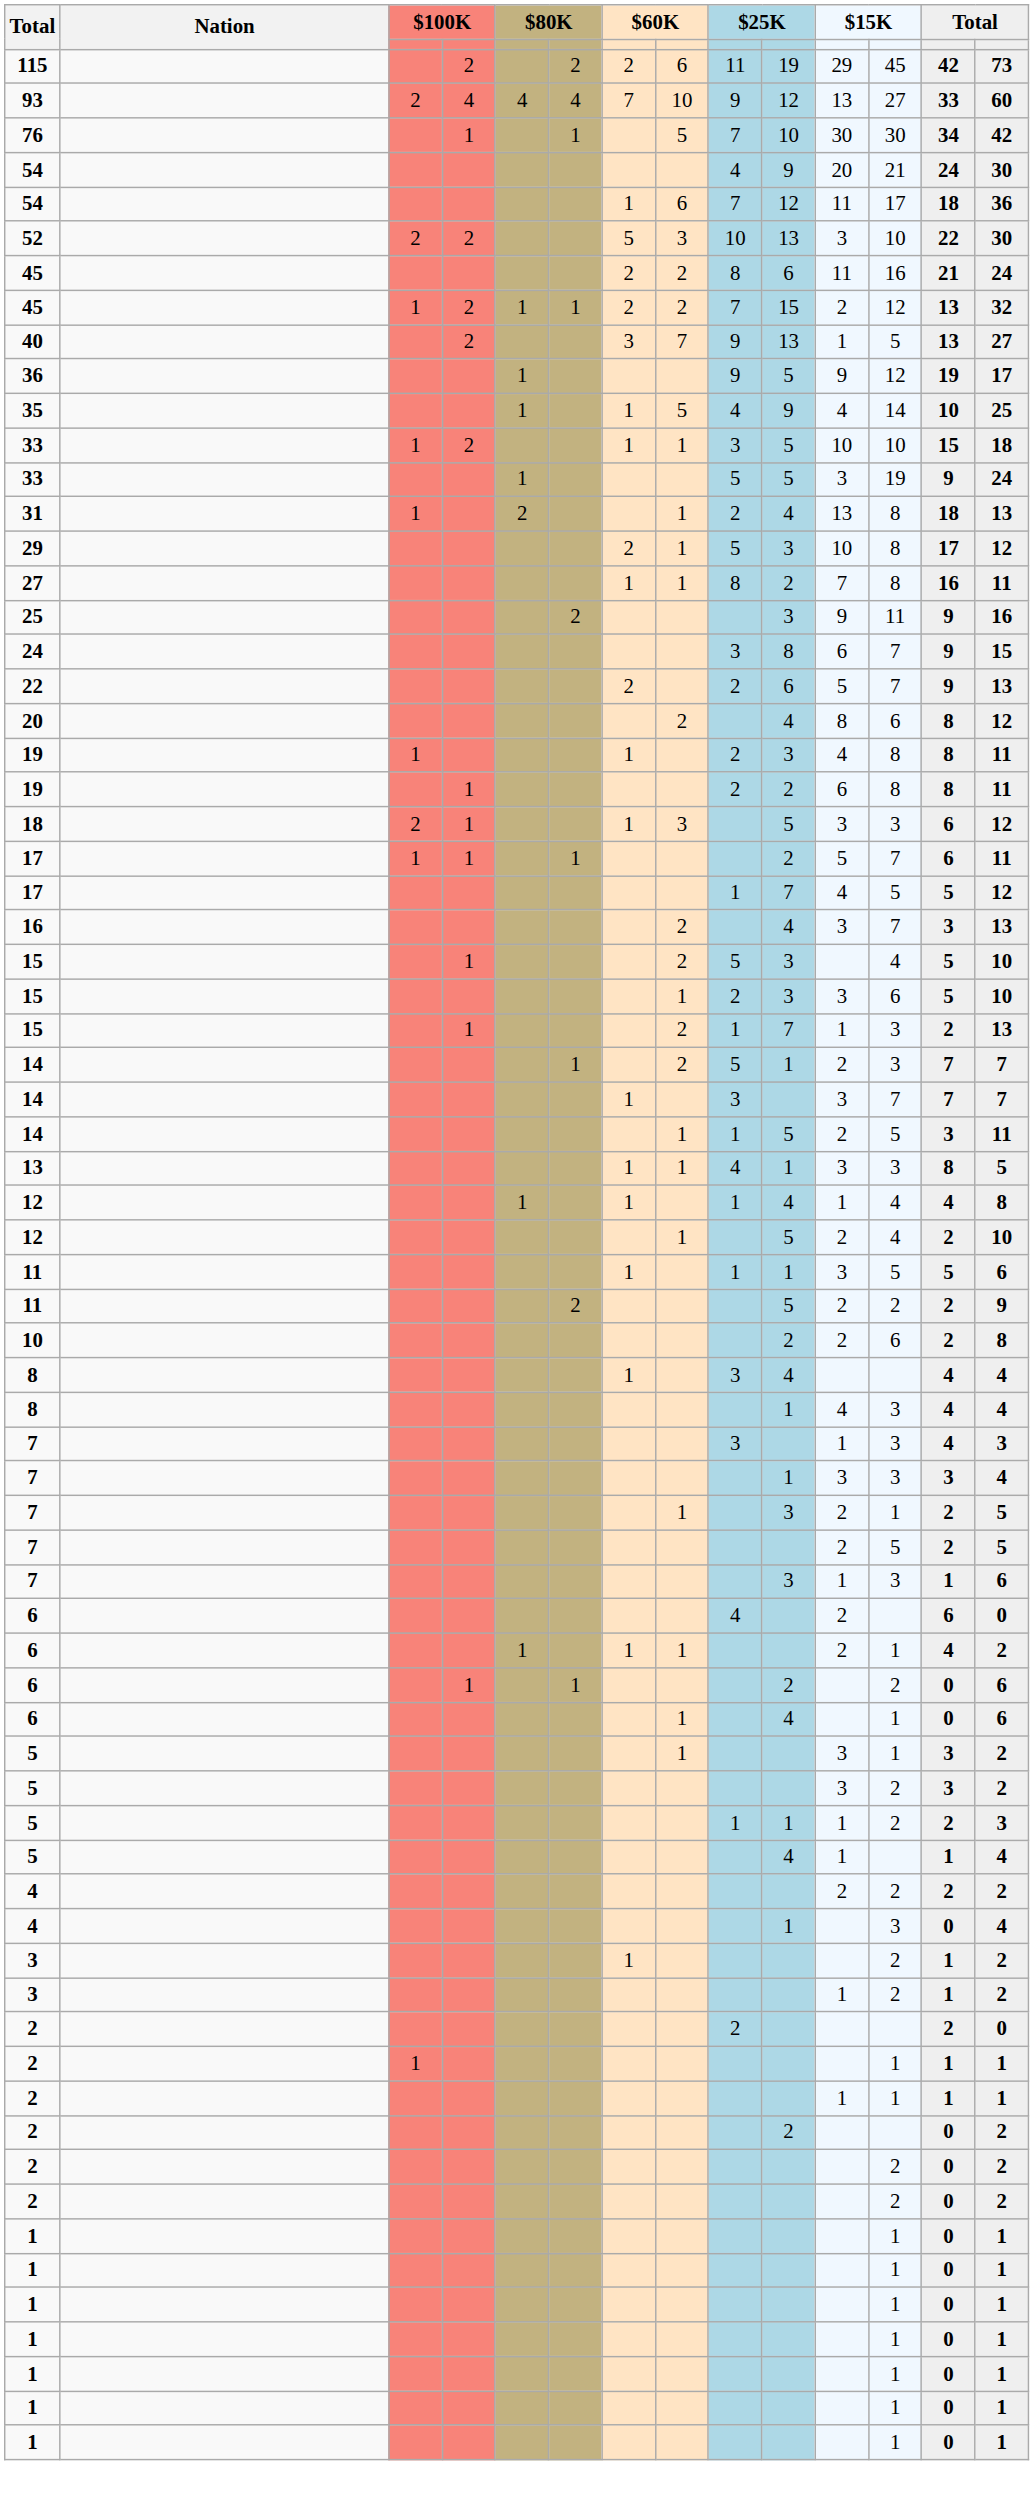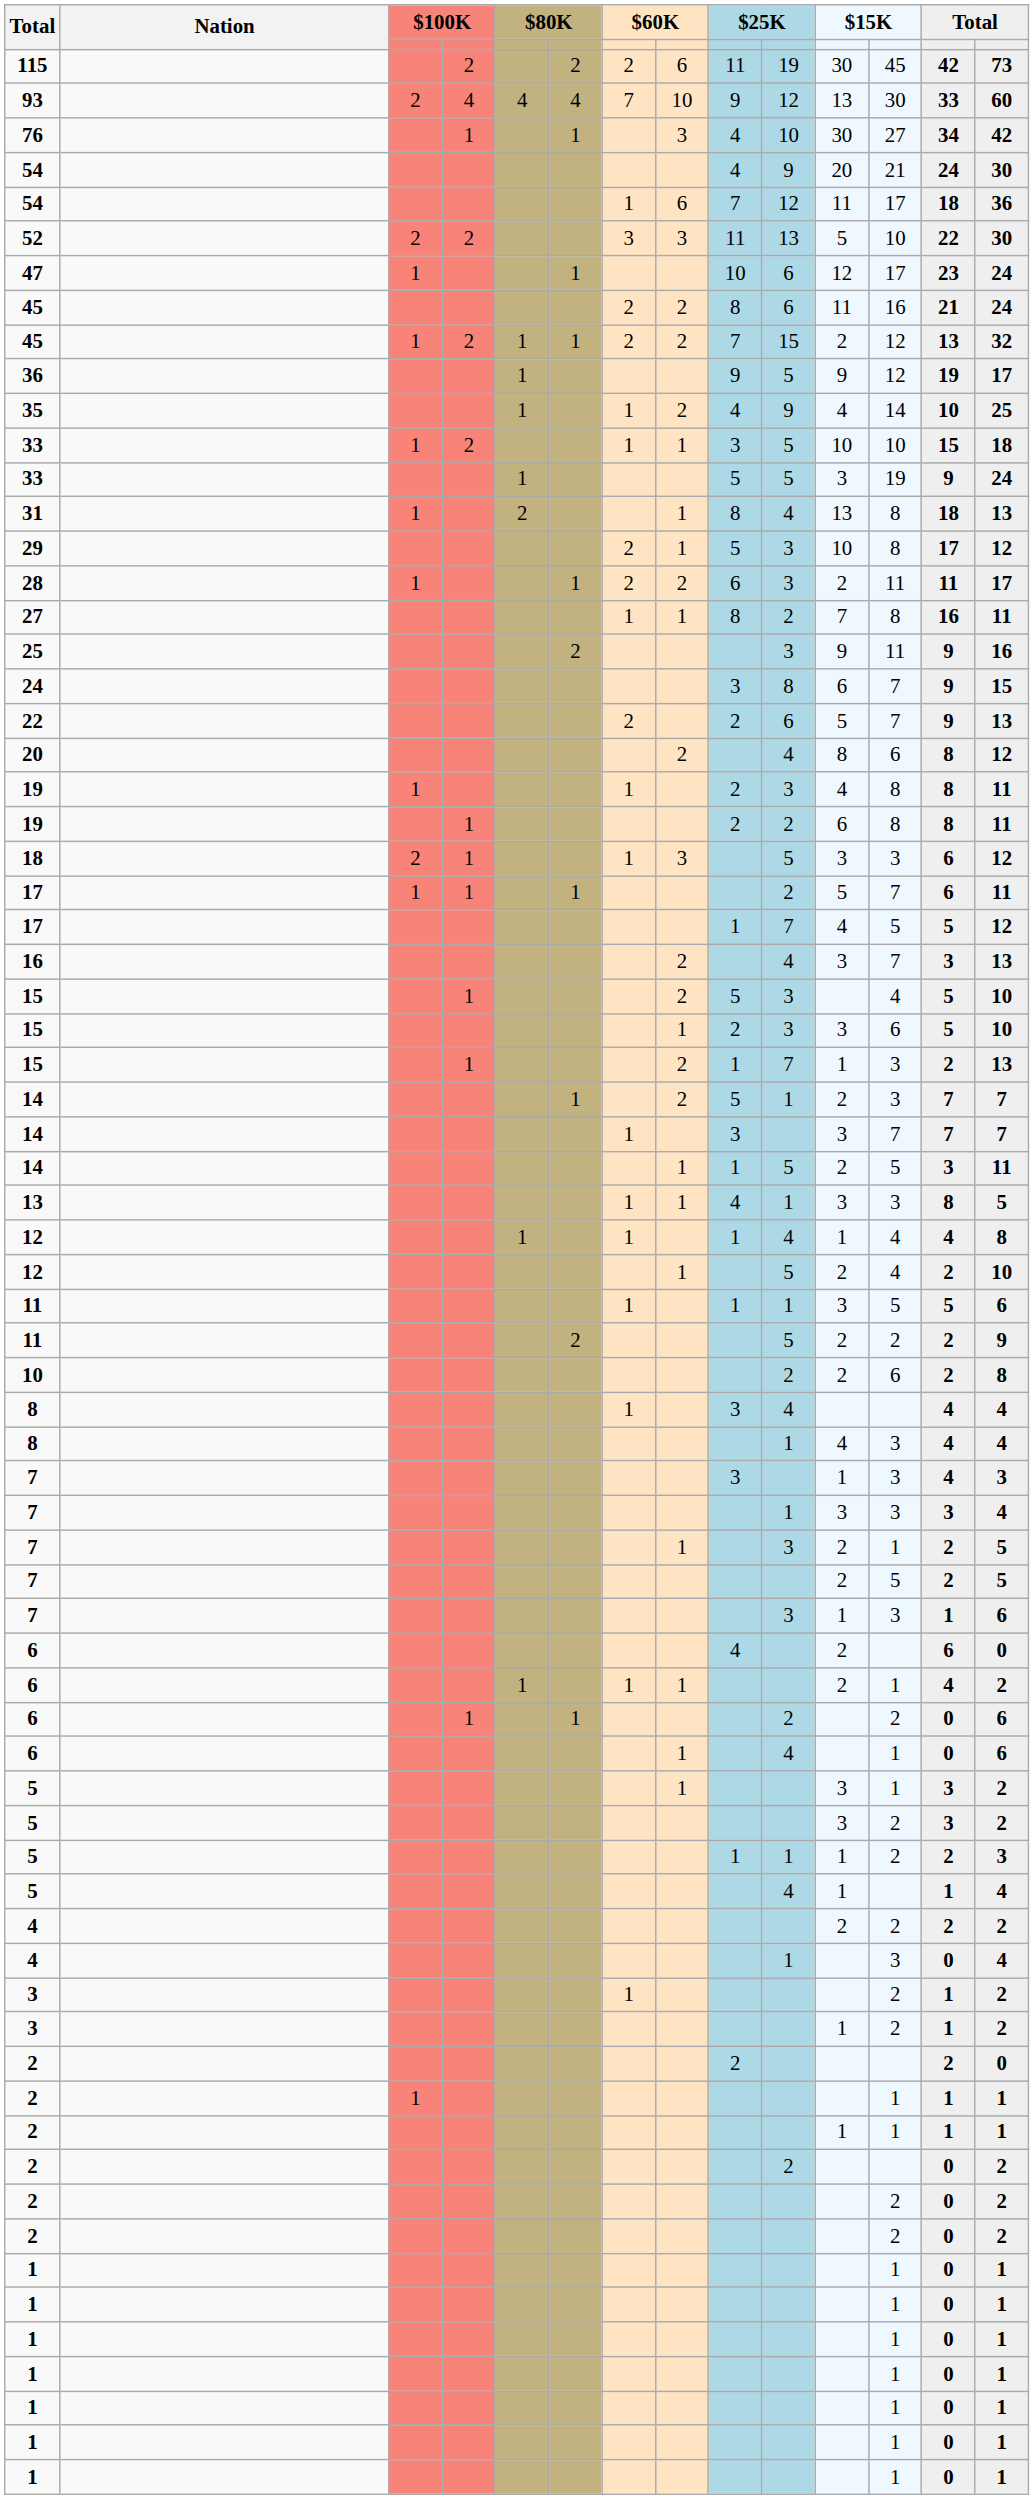(842, 66) 29 -> (842, 66) 30
(895, 100) 27 -> (895, 100) 30
(682, 135) 5 -> (682, 135) 3
(735, 135) 7 -> (735, 135) 4
(895, 135) 30 -> (895, 135) 27
(629, 238) 5 -> (629, 238) 3
(735, 238) 10 -> (735, 238) 11
(842, 238) 3 -> (842, 238) 5
+ row: (32, 272)
- row: (32, 341)
(682, 410) 5 -> (682, 410) 2
(735, 514) 2 -> (735, 514) 8
+ row: (32, 582)
